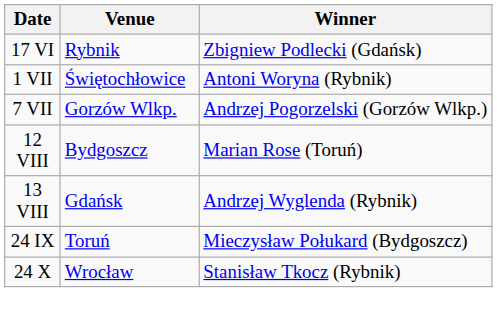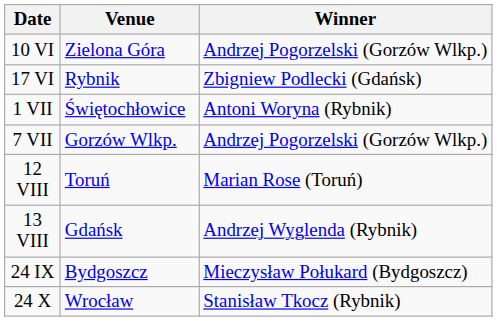+ row: (33, 49)
(106, 149) Bydgoszcz -> (87, 179) Toruń
(87, 241) Toruń -> (106, 271) Bydgoszcz
